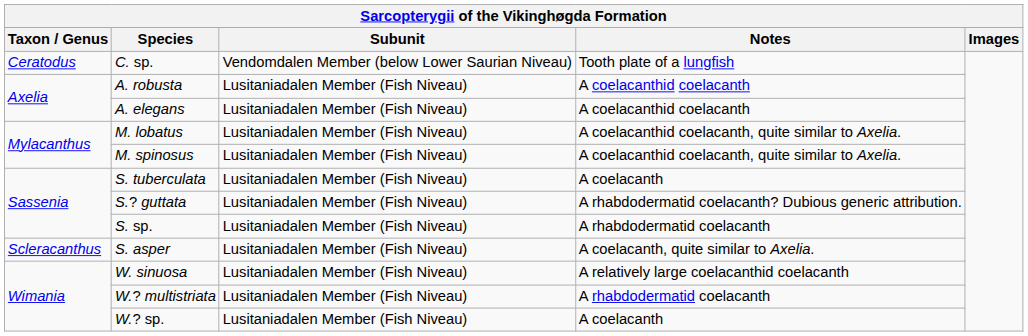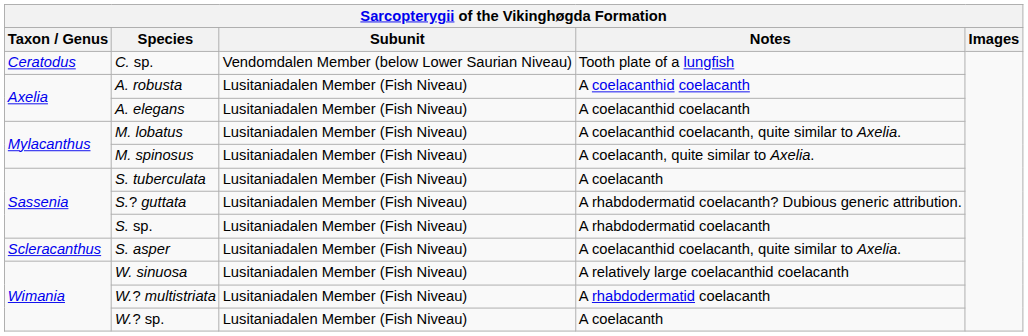(740, 156) A coelacanthid coelacanth, quite similar to Axelia. -> (697, 156) A coelacanth, quite similar to Axelia.
(697, 249) A coelacanth, quite similar to Axelia. -> (740, 249) A coelacanthid coelacanth, quite similar to Axelia.
